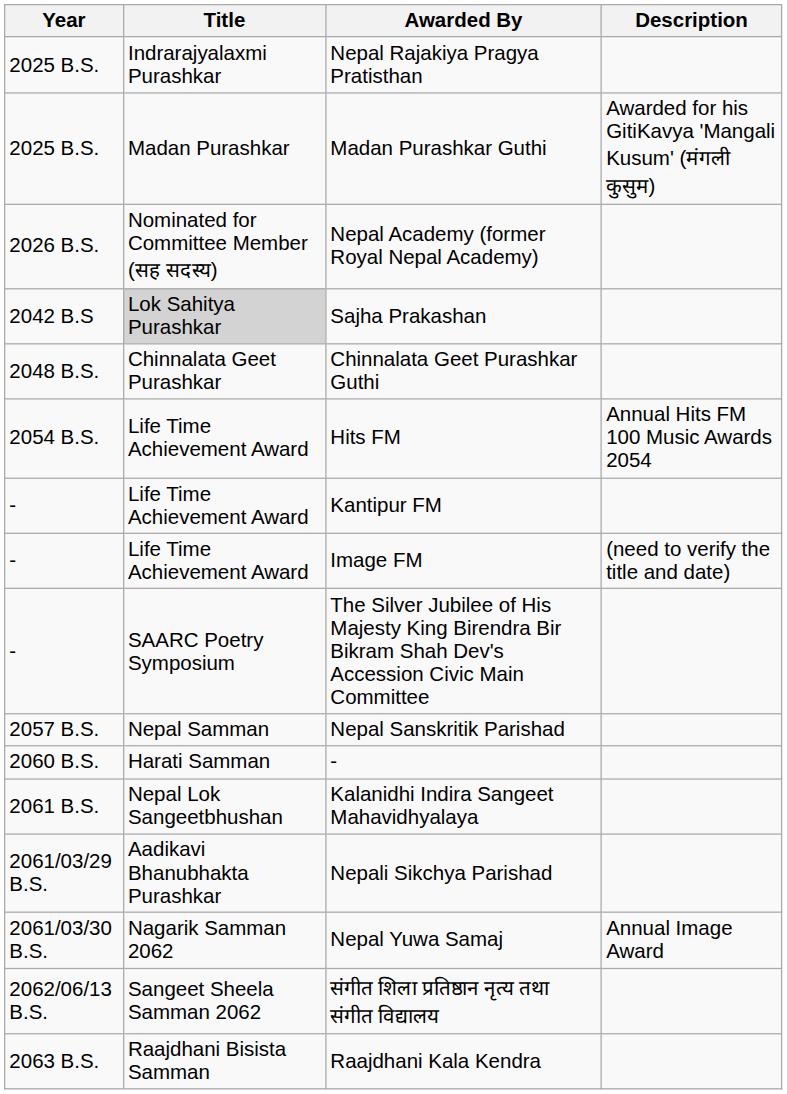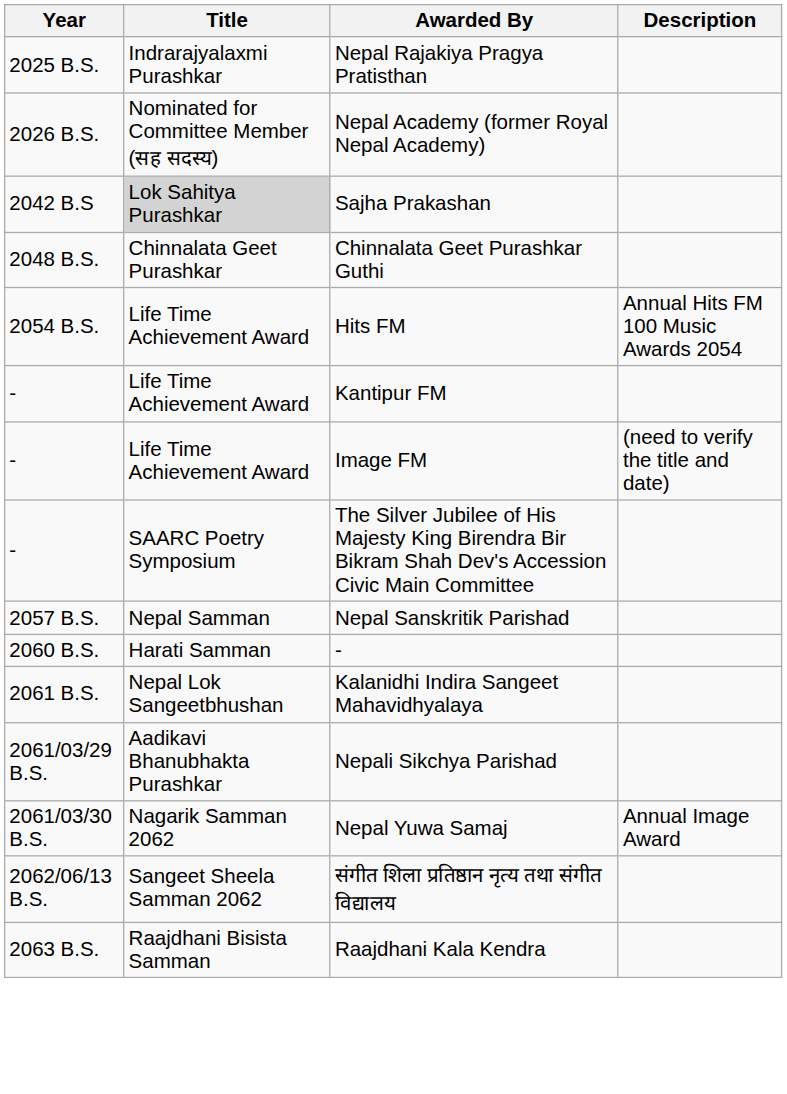- row: (438, 148)
